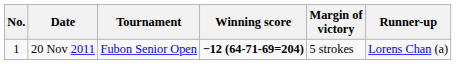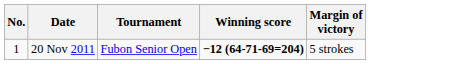- column: (408, 22)
